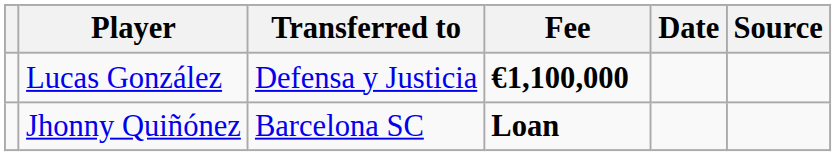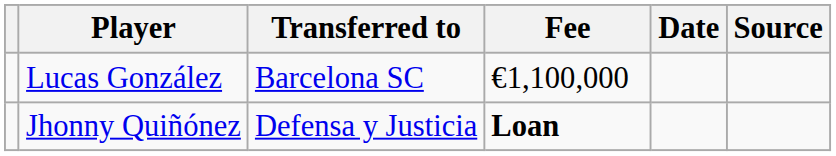(366, 77) Defensa y Justicia -> (339, 77) Barcelona SC
(560, 77) bold -> (560, 77) normal
(339, 125) Barcelona SC -> (366, 125) Defensa y Justicia
